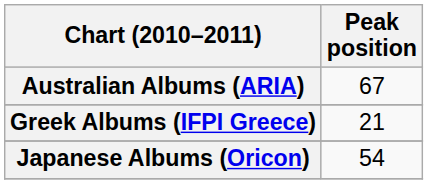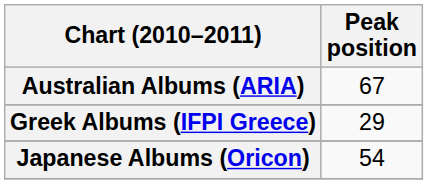(372, 122) 21 -> (372, 122) 29
